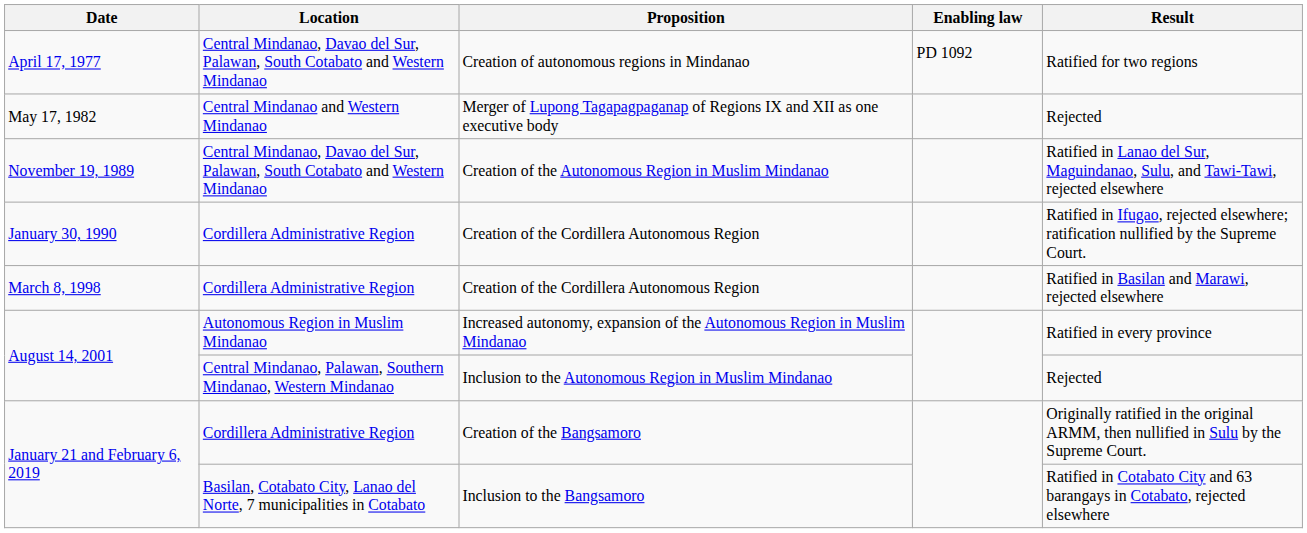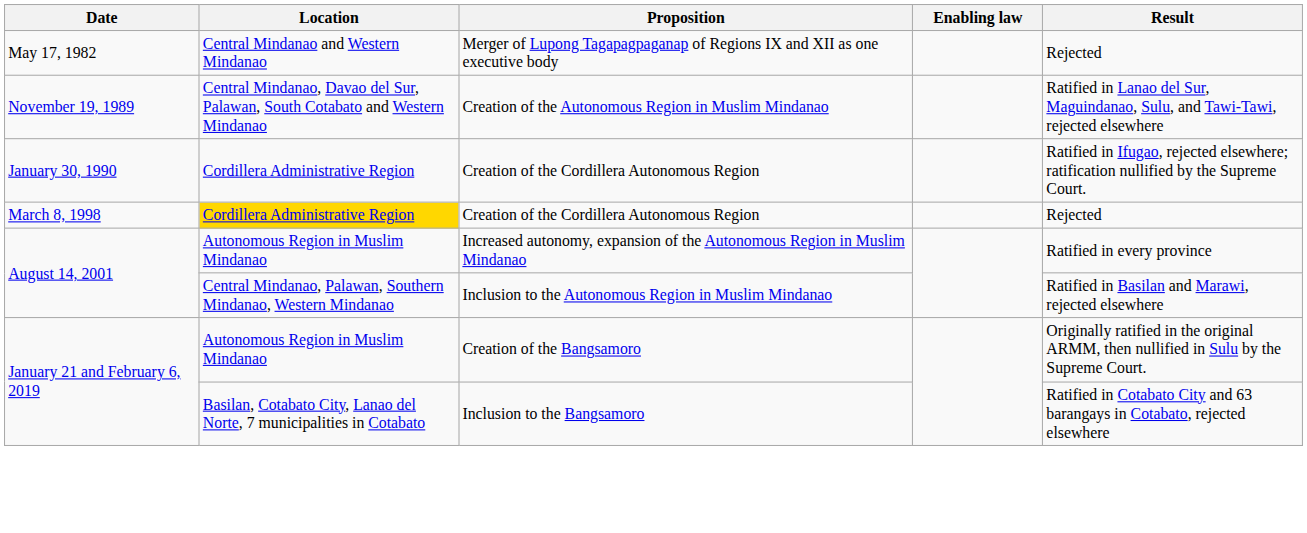- row: (54, 62)
(309, 288) no background -> (309, 215) gold background
(1147, 288) Ratified in Basilan and Marawi, rejected elsewhere -> (1074, 215) Rejected
(1074, 378) Rejected -> (1147, 295) Ratified in Basilan and Marawi, rejected elsewhere
(309, 432) Cordillera Administrative Region -> (303, 349) Autonomous Region in Muslim Mindanao
